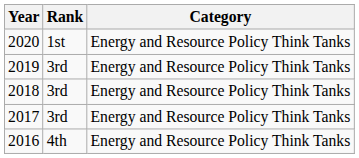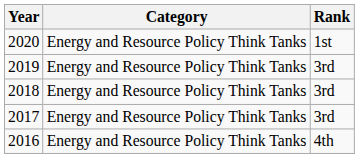columns swapped: (65, 16) <-> (220, 16)
